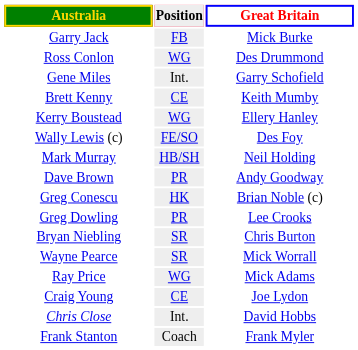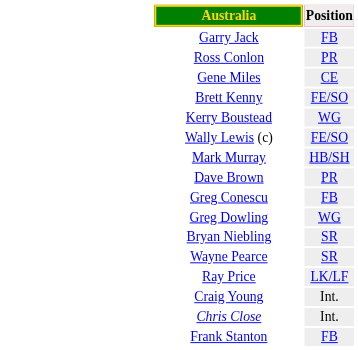- column: (280, 15)
(179, 57) WG -> (329, 57) PR
(179, 77) Int. -> (329, 77) CE
(179, 97) CE -> (329, 97) FE/SO
(179, 197) HK -> (329, 197) FB
(179, 217) PR -> (329, 217) WG
(179, 277) WG -> (329, 277) LK/LF
(179, 297) CE -> (329, 297) Int.
(179, 336) Coach -> (329, 336) FB
